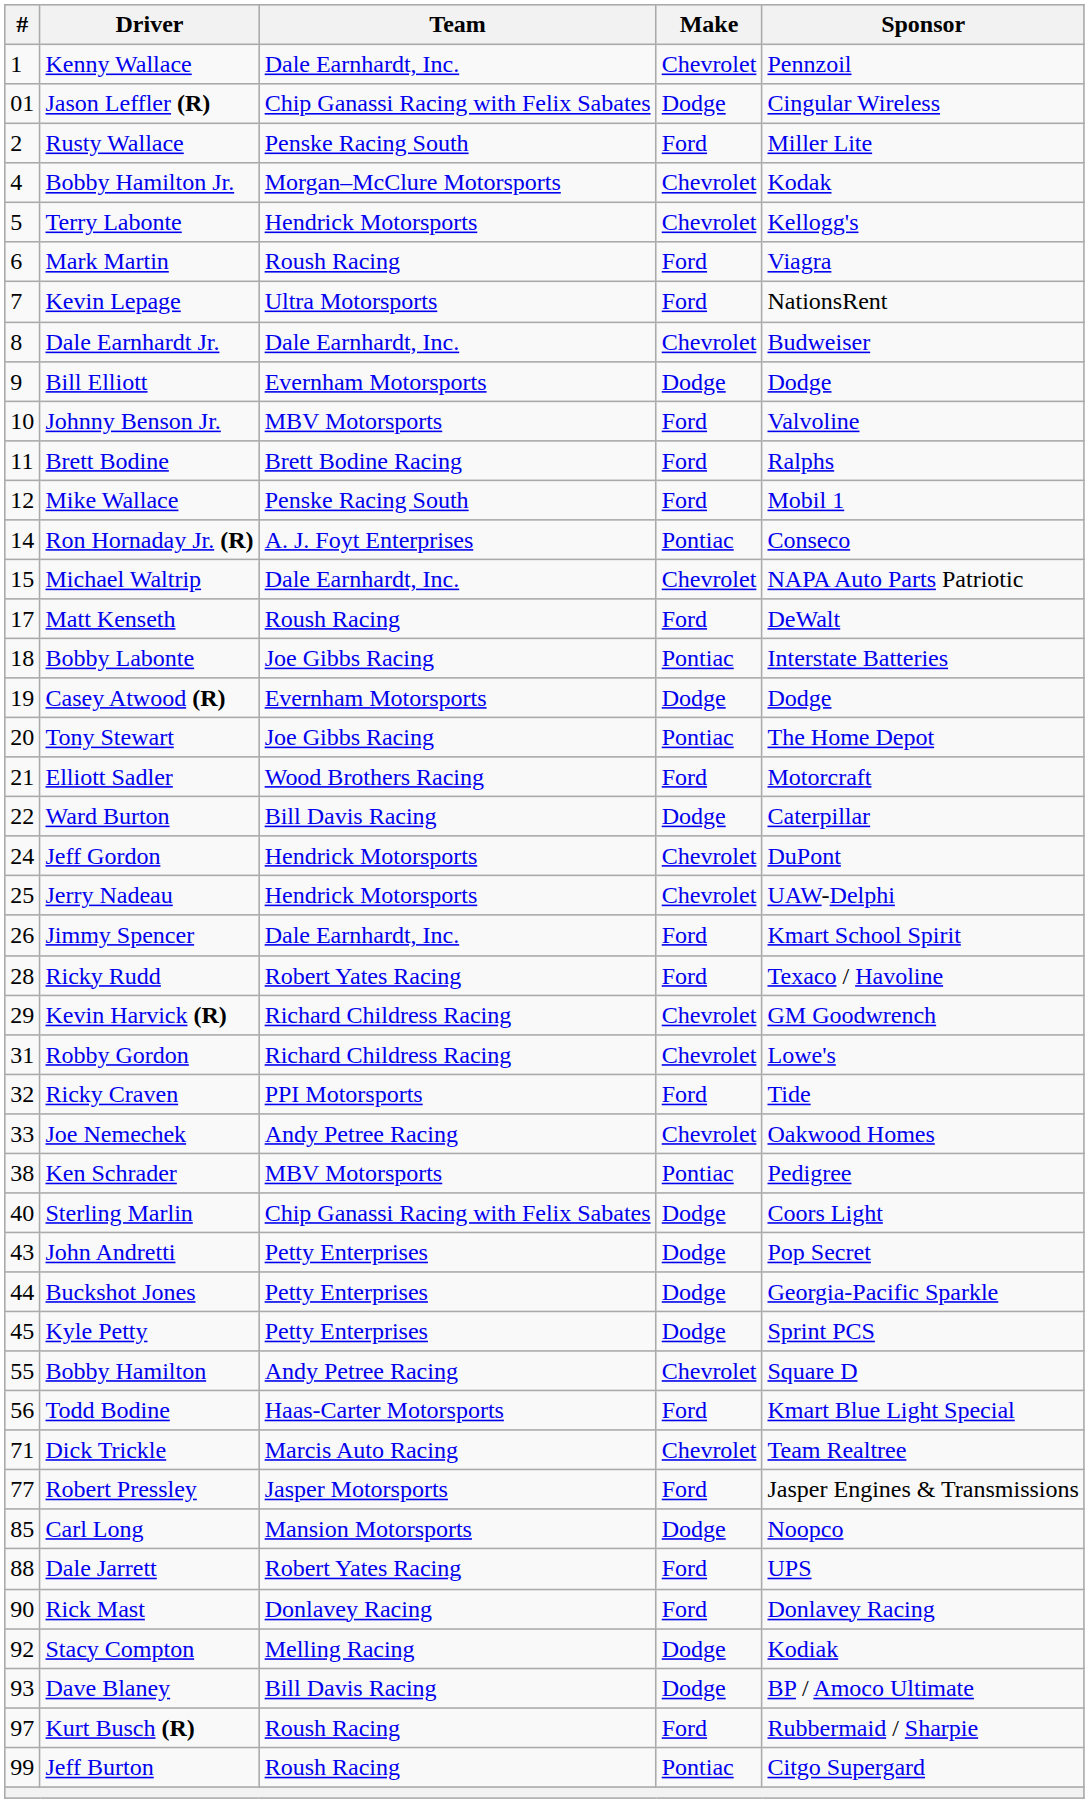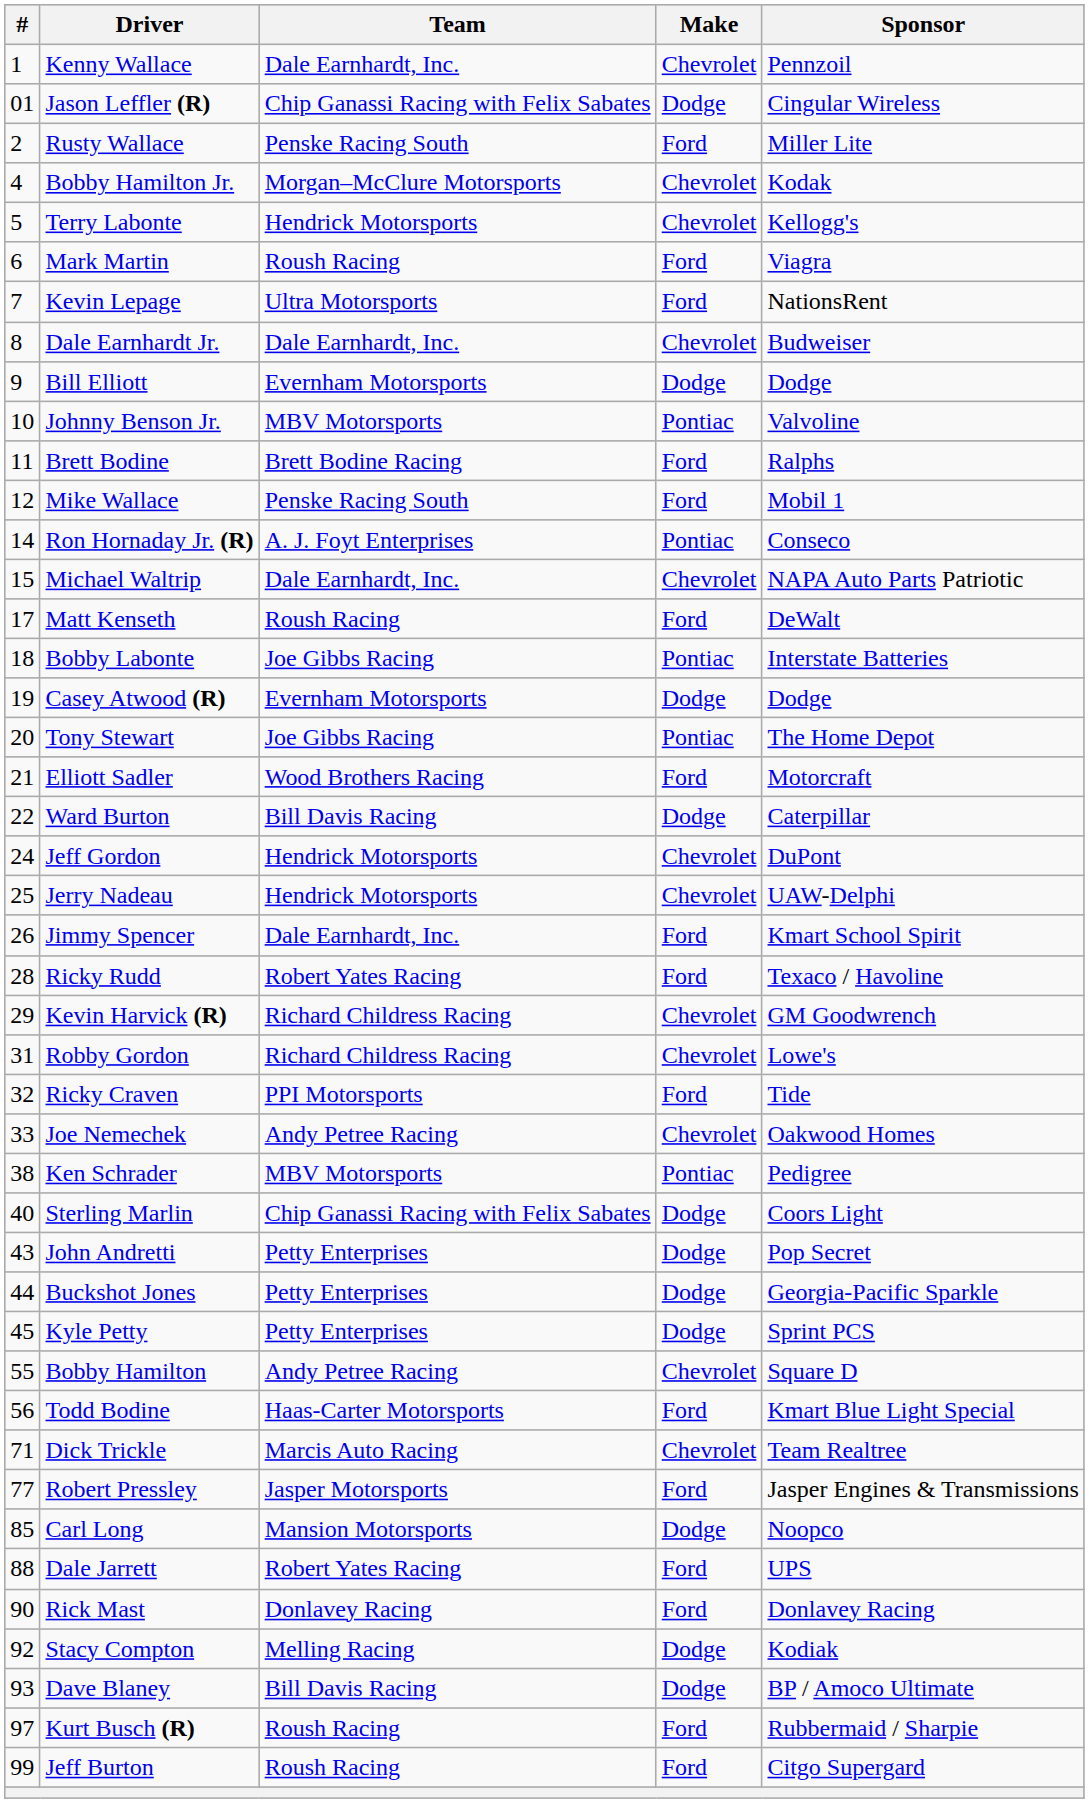(684, 420) Ford -> (698, 420) Pontiac
(698, 1766) Pontiac -> (684, 1766) Ford
